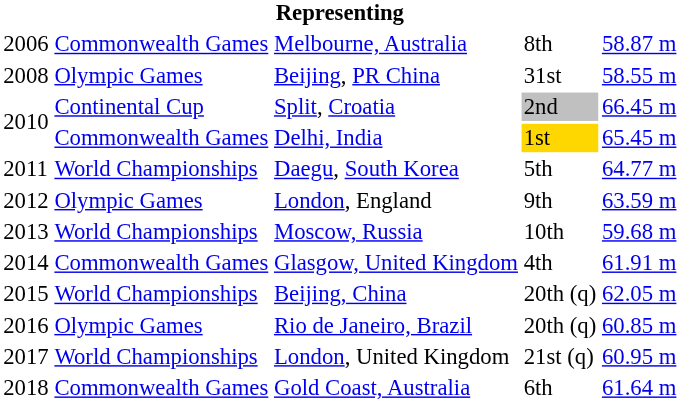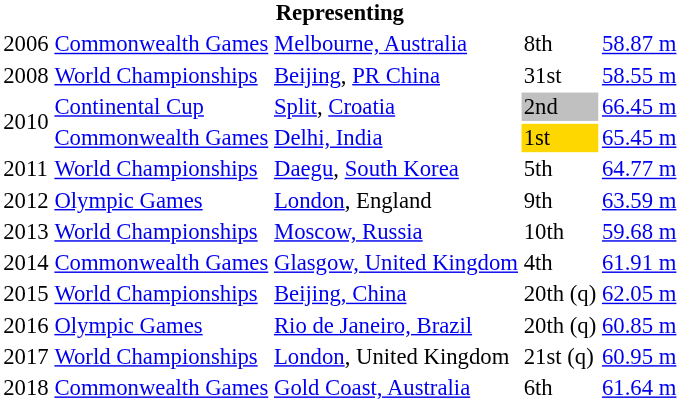(129, 75) Olympic Games -> (156, 75) World Championships
